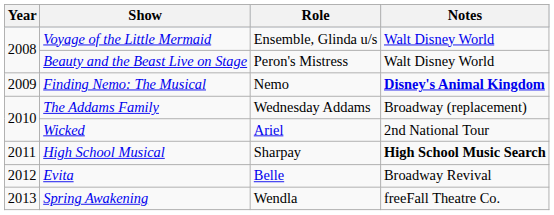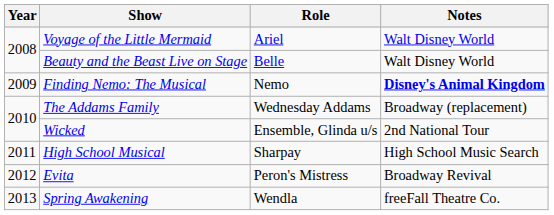(316, 38) Ensemble, Glinda u/s -> (269, 38) Ariel
(301, 61) Peron's Mistress -> (269, 61) Belle
(269, 130) Ariel -> (316, 130) Ensemble, Glinda u/s
(465, 152) bold -> (461, 152) normal
(269, 175) Belle -> (301, 175) Peron's Mistress
